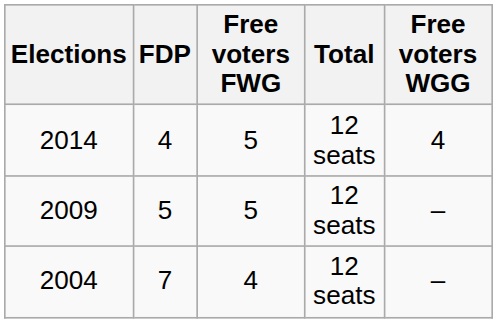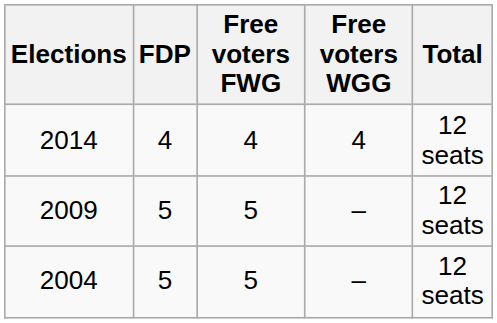columns swapped: (438, 54) <-> (344, 54)
(251, 139) 5 -> (251, 139) 4
(165, 281) 7 -> (165, 281) 5
(251, 281) 4 -> (251, 281) 5
